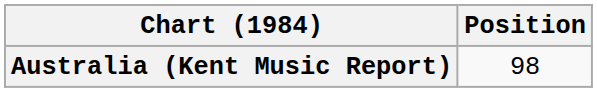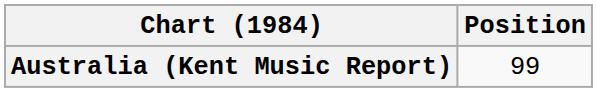(525, 67) 98 -> (525, 67) 99
